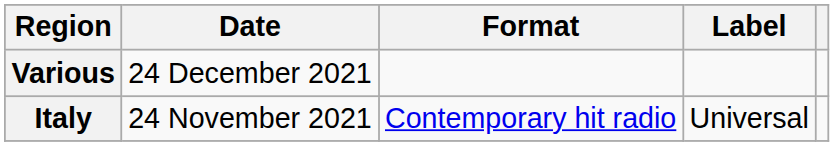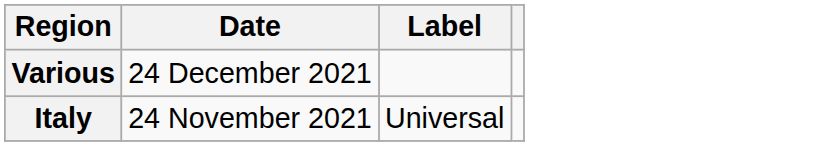- column: (531, 27)
